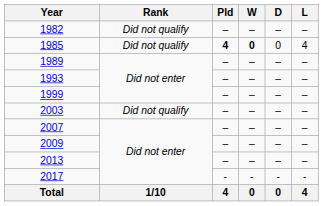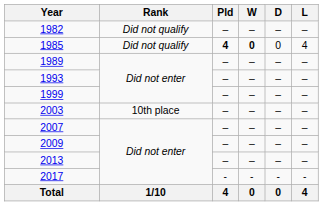(156, 111) Did not qualify -> (156, 111) 10th place
